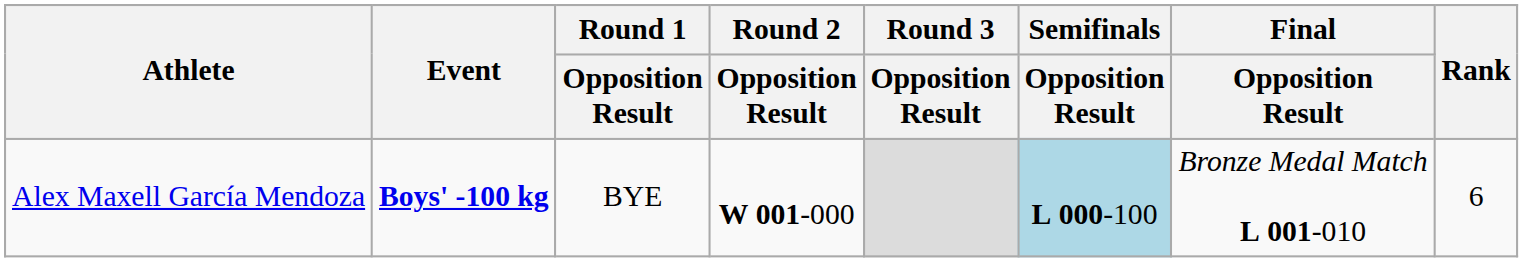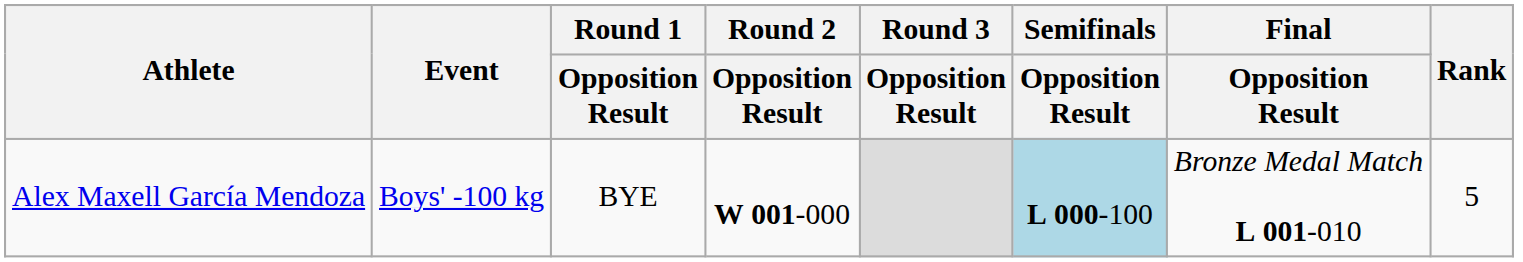(464, 197) bold -> (462, 197) normal
(1476, 197) 6 -> (1472, 197) 5
